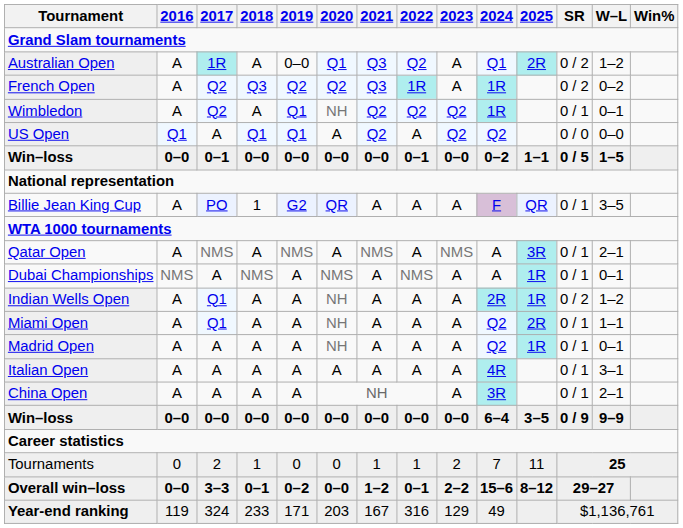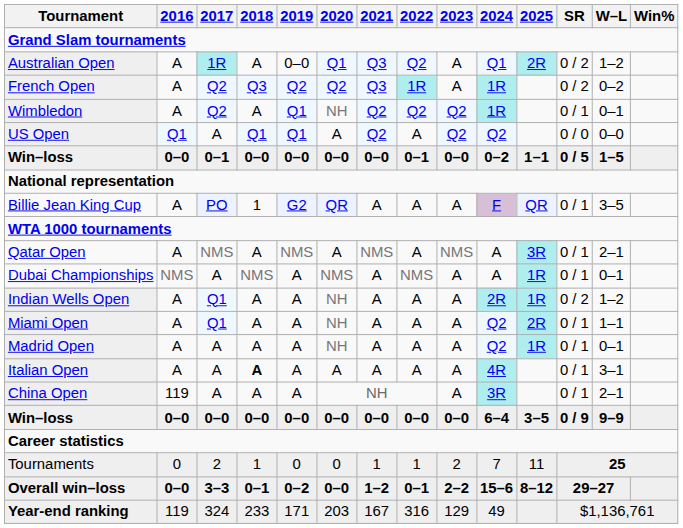(257, 370) normal -> (257, 370) bold
(177, 393) A -> (177, 393) 119
